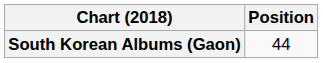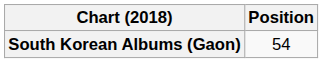(281, 44) 44 -> (281, 44) 54
